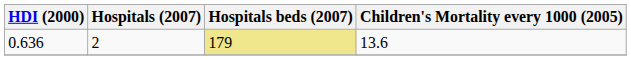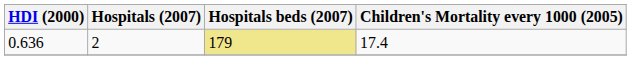(374, 42) 13.6 -> (374, 42) 17.4
